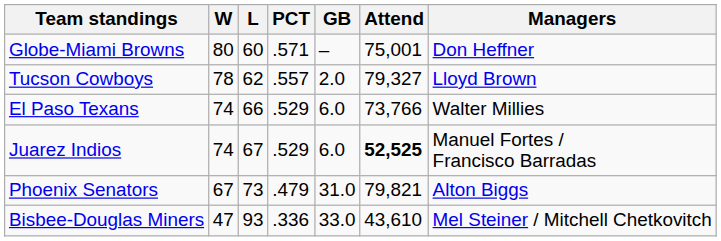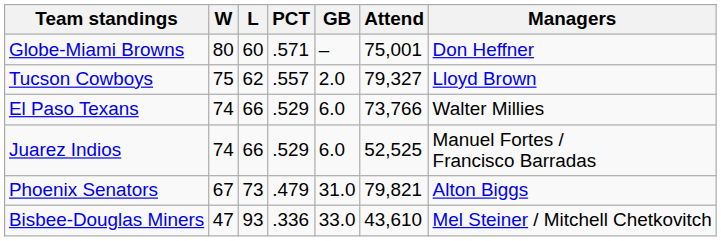(223, 79) 78 -> (223, 79) 75
(253, 149) 67 -> (253, 149) 66
(393, 149) bold -> (393, 149) normal
